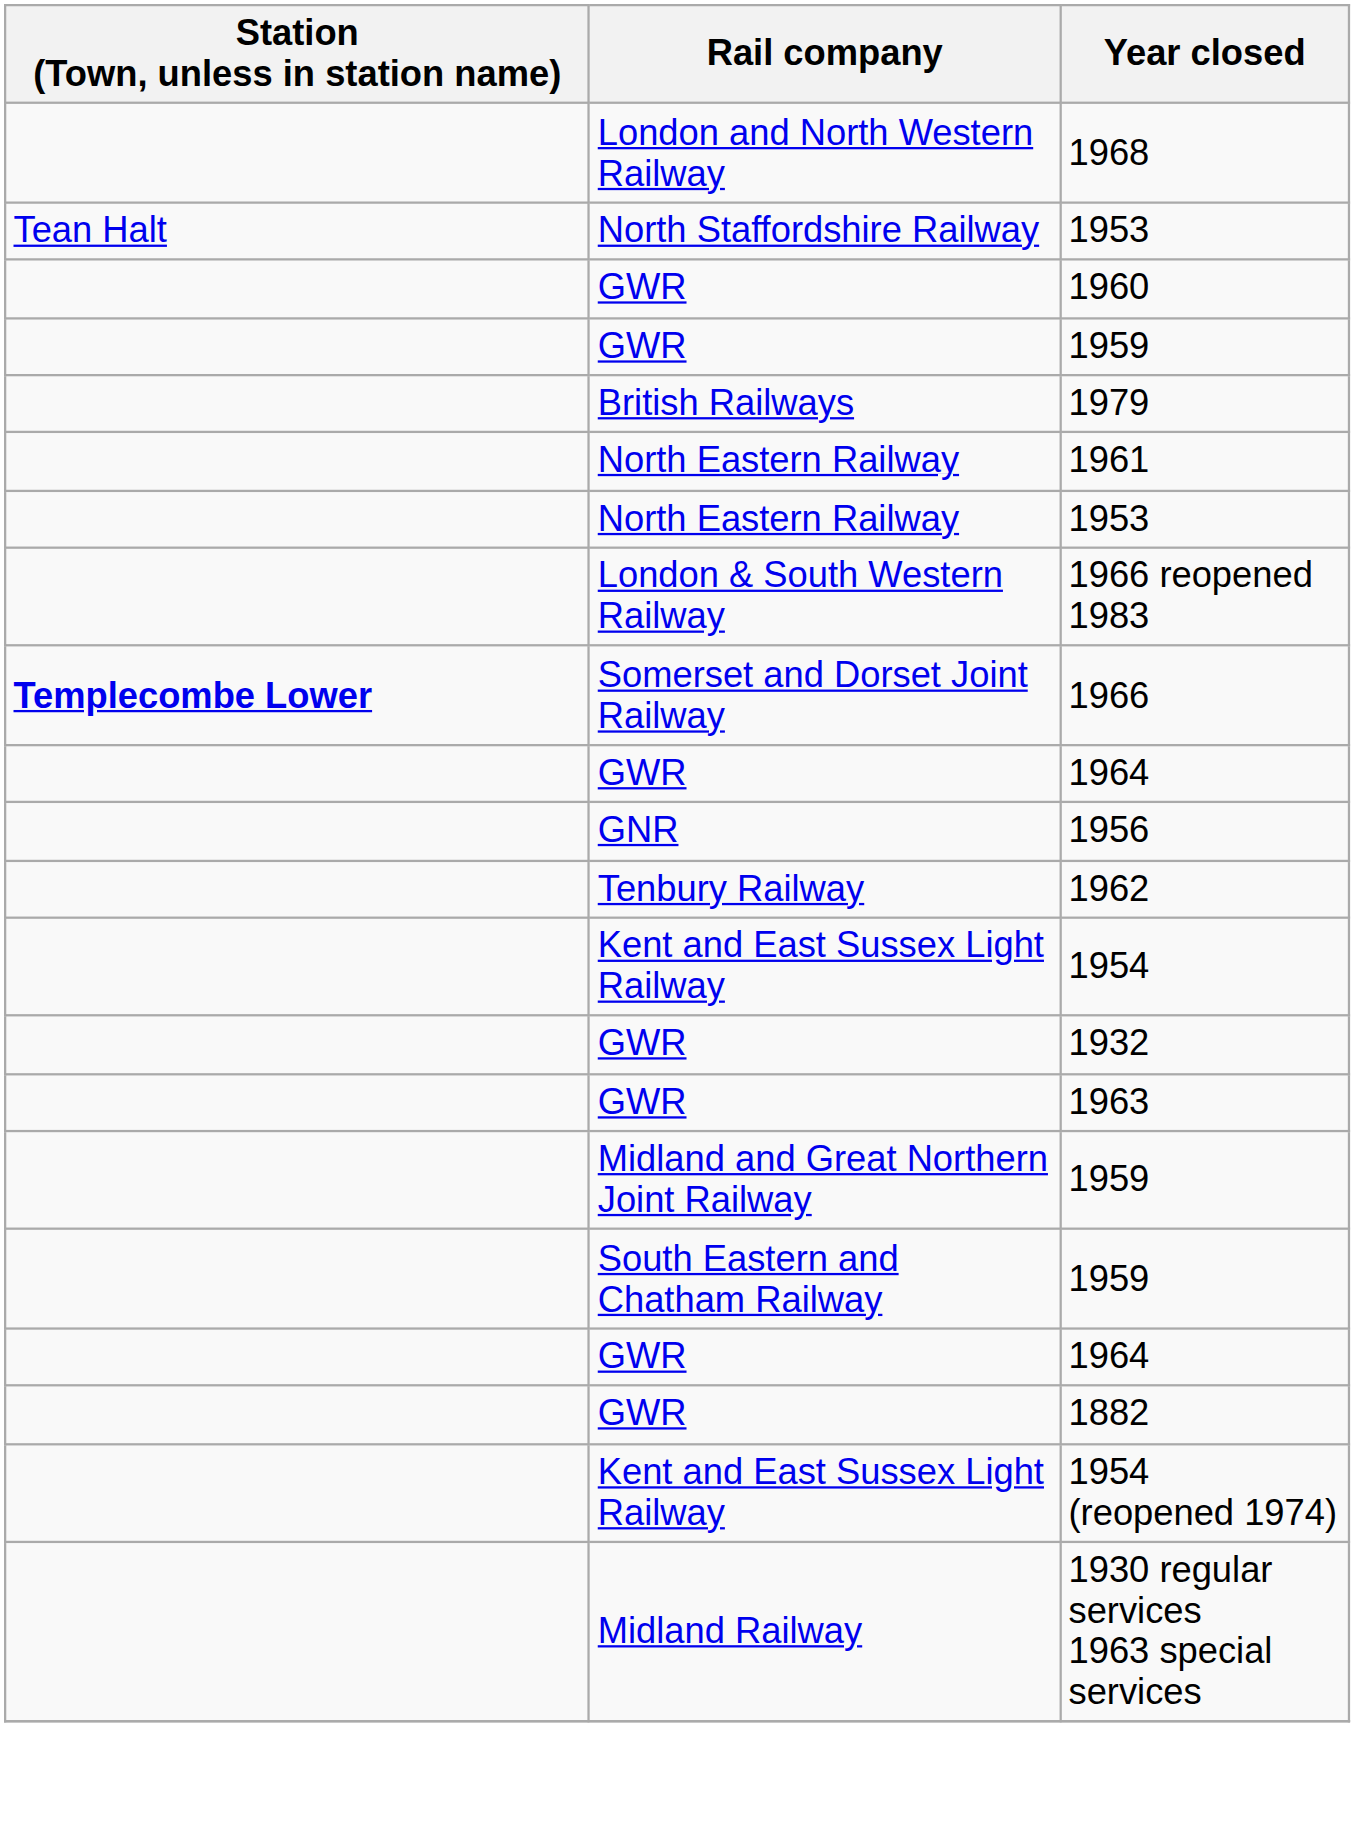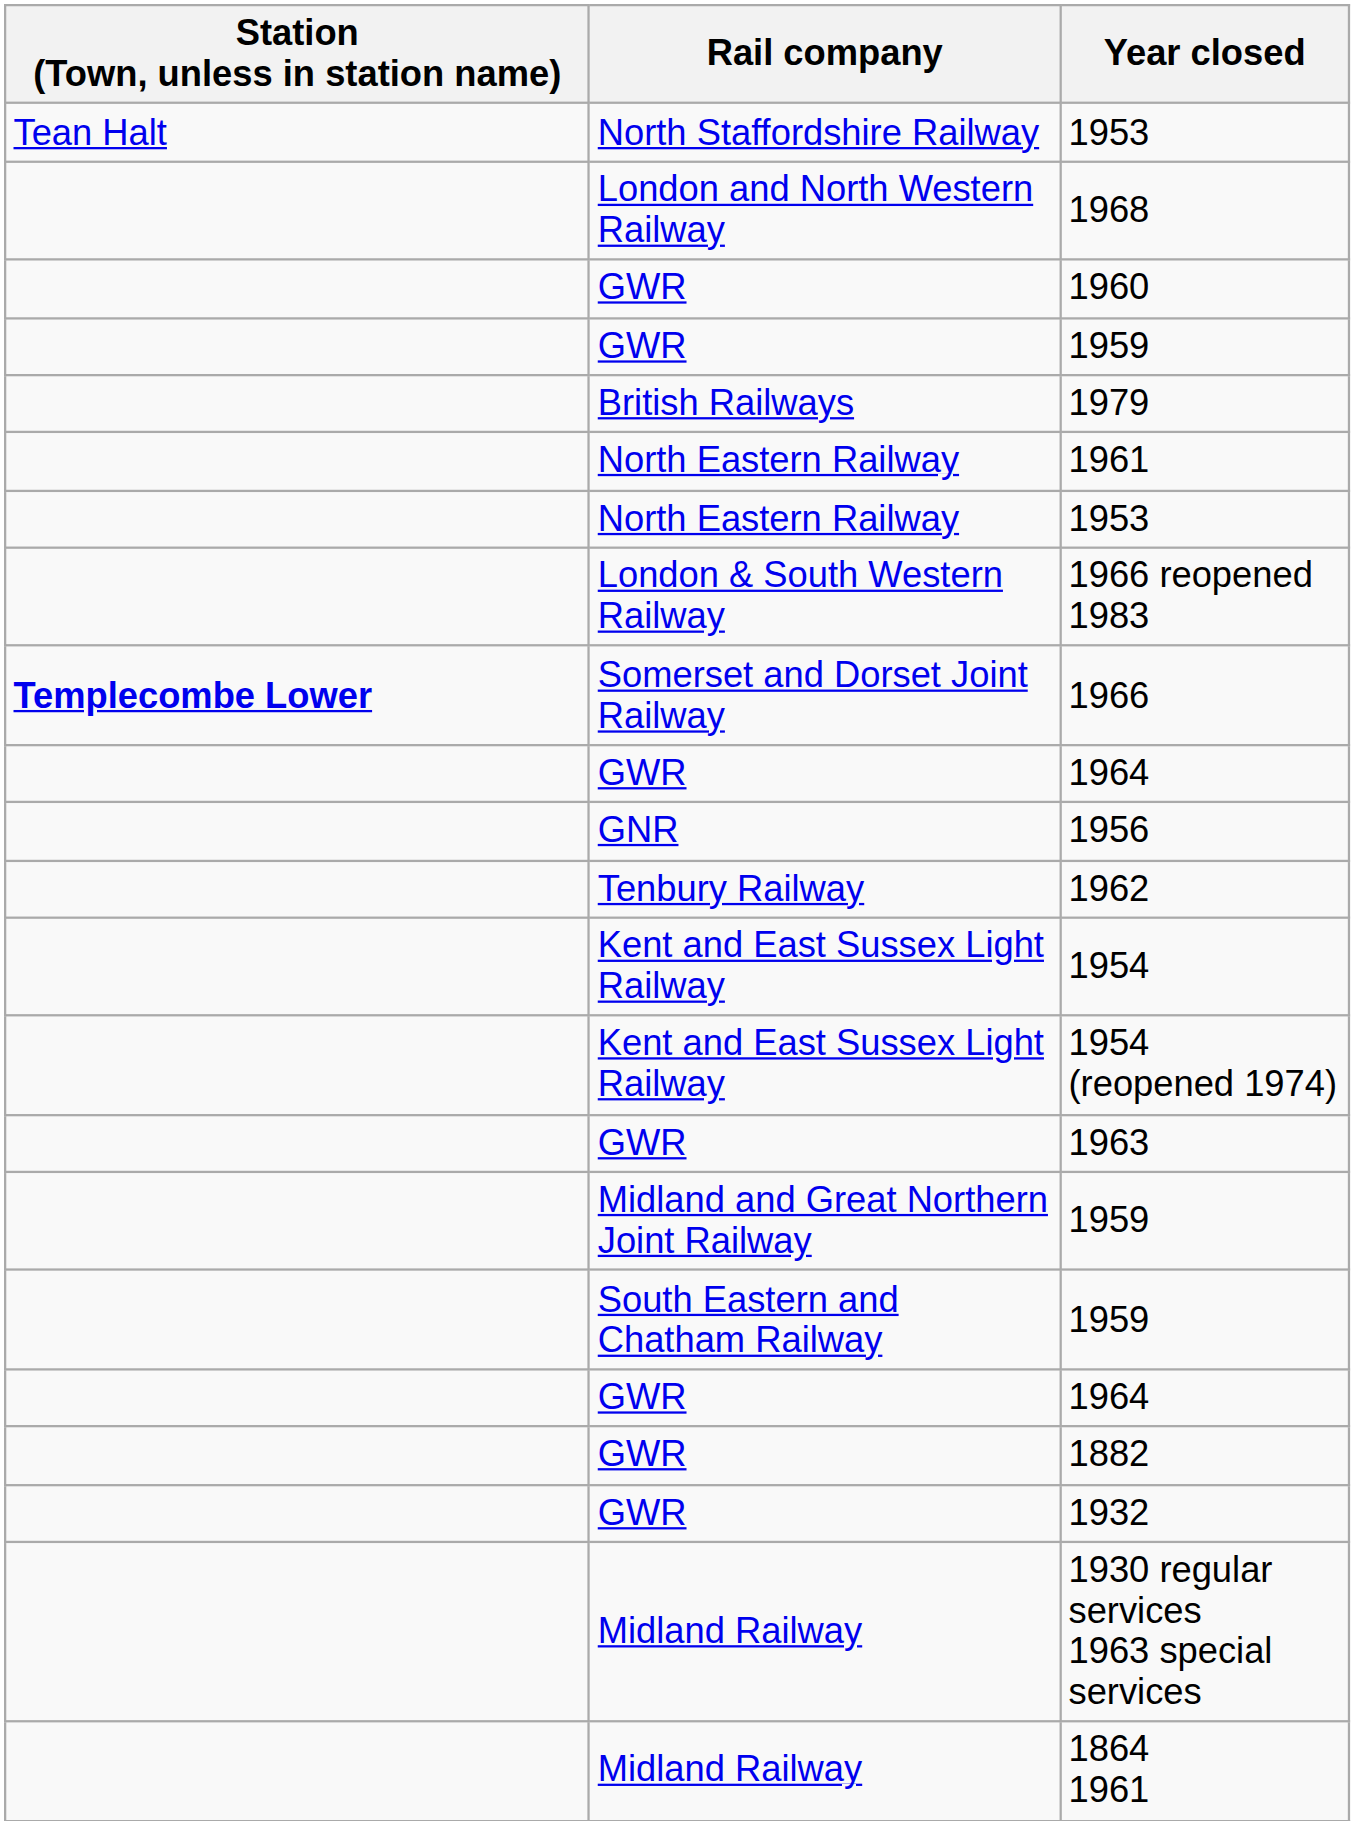rows swapped: (818, 230) <-> (815, 152)
rows swapped: (821, 1491) <-> (642, 1044)
+ row: (730, 1770)
